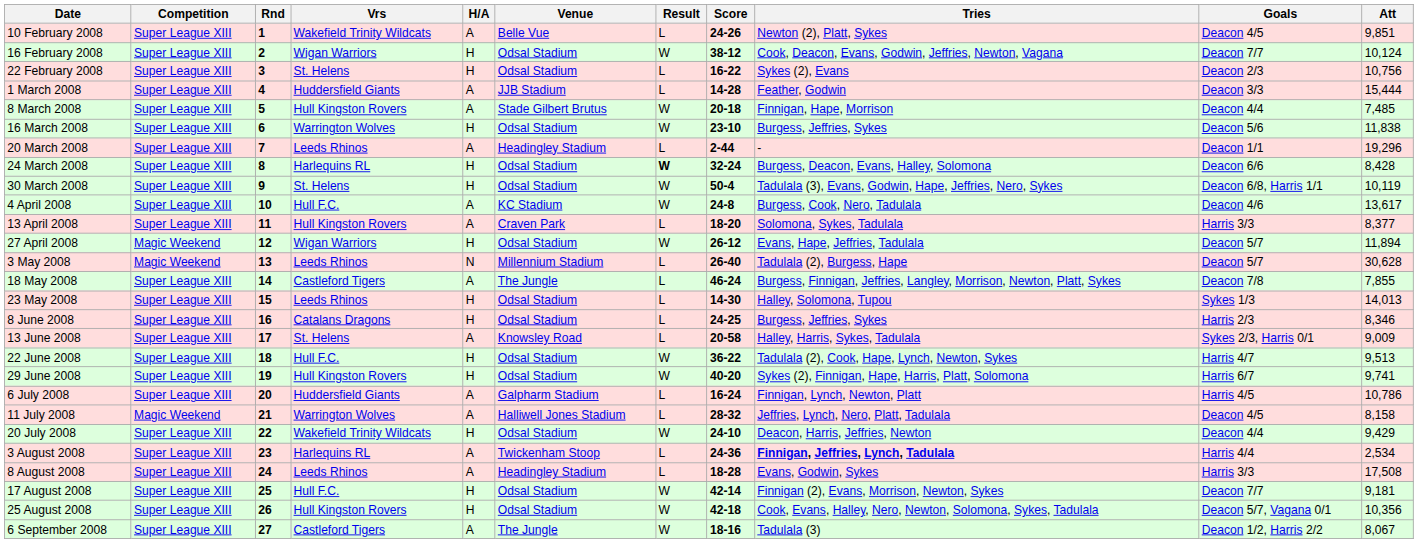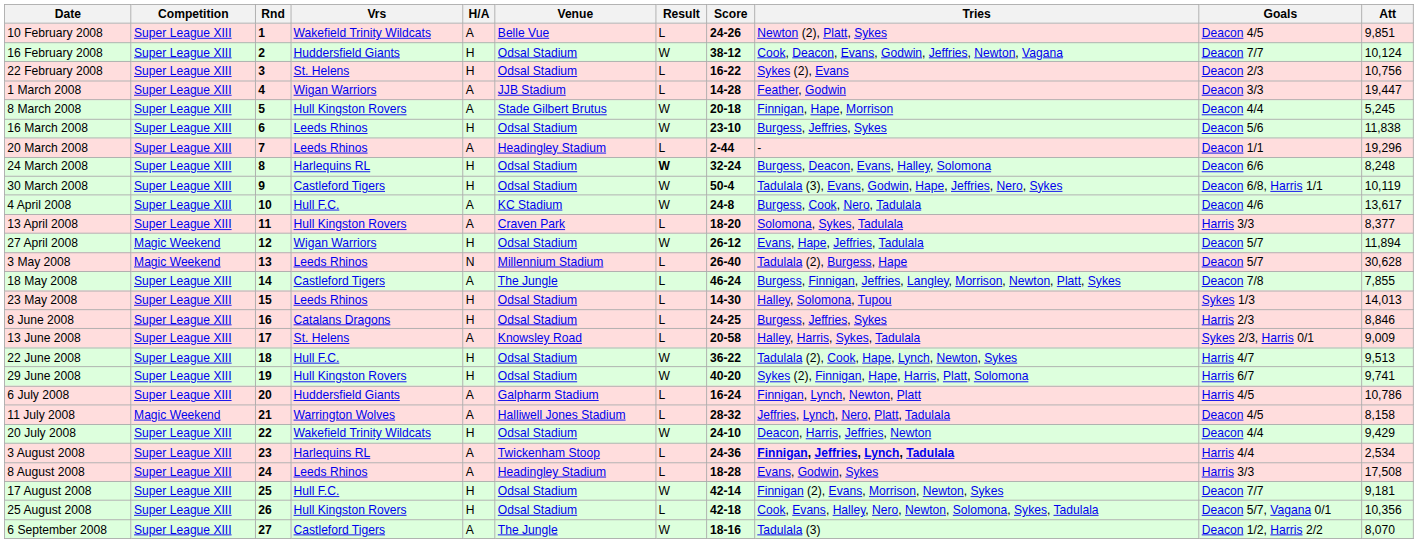(335, 52) Wigan Warriors -> (347, 52) Huddersfield Giants
(347, 90) Huddersfield Giants -> (335, 90) Wigan Warriors
(1383, 90) 15,444 -> (1383, 90) 19,447
(1380, 109) 7,485 -> (1380, 109) 5,245
(344, 128) Warrington Wolves -> (331, 128) Leeds Rhinos
(1380, 166) 8,428 -> (1380, 166) 8,248
(321, 185) St. Helens -> (339, 185) Castleford Tigers
(1380, 319) 8,346 -> (1380, 319) 8,846
(664, 510) W -> (662, 510) L
(1380, 529) 8,067 -> (1380, 529) 8,070
